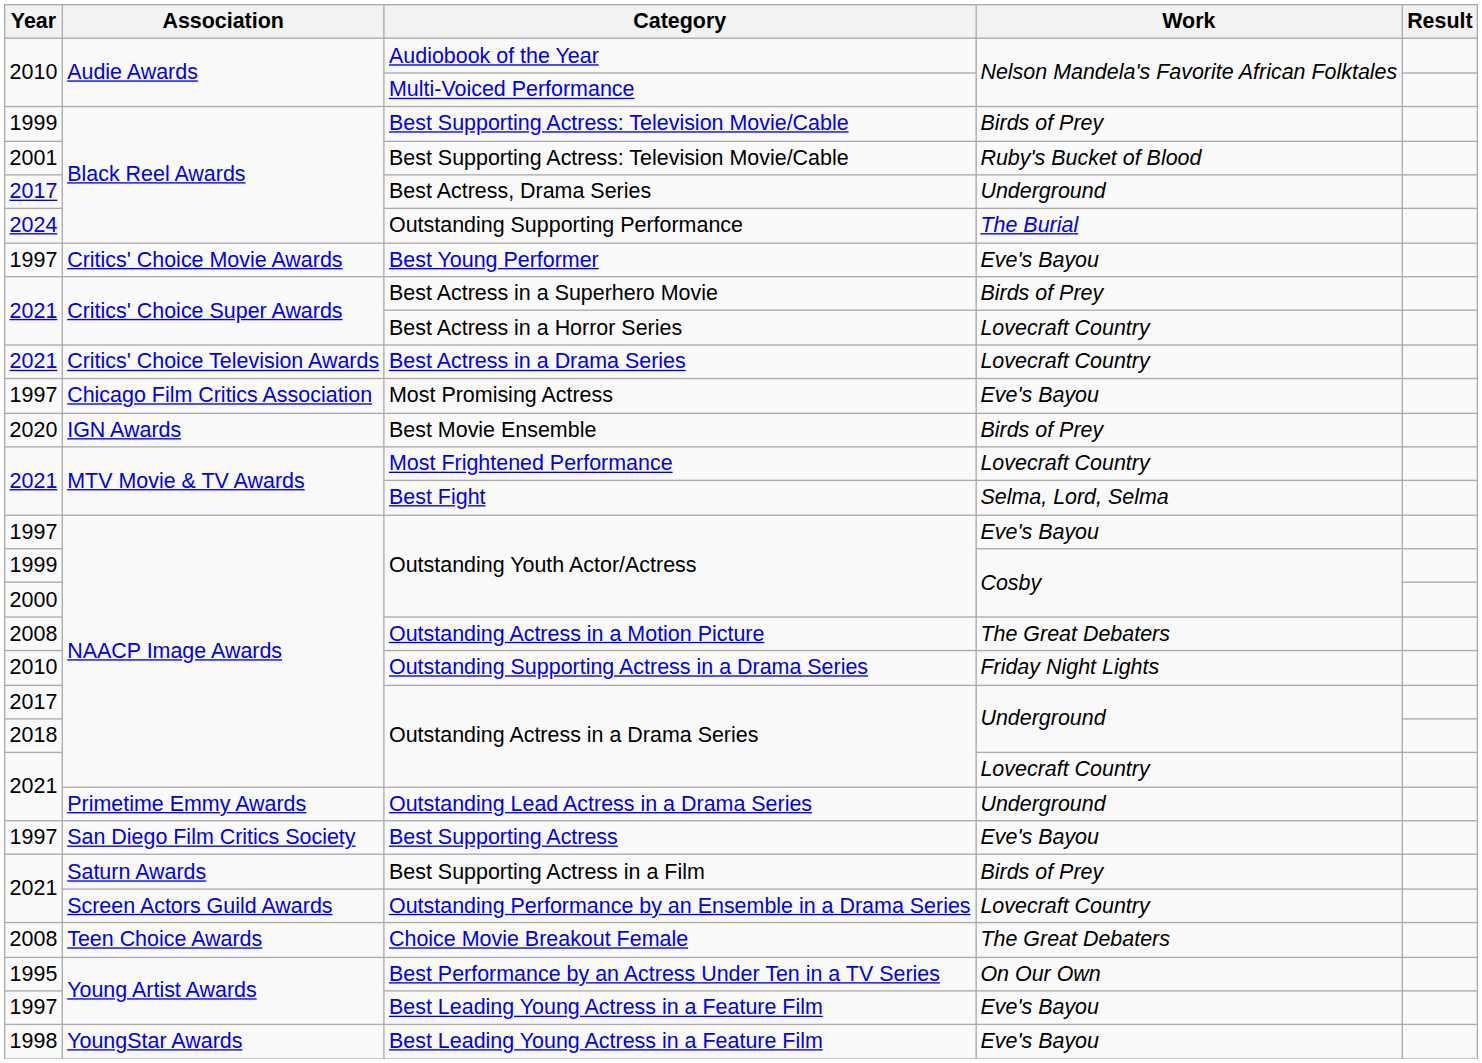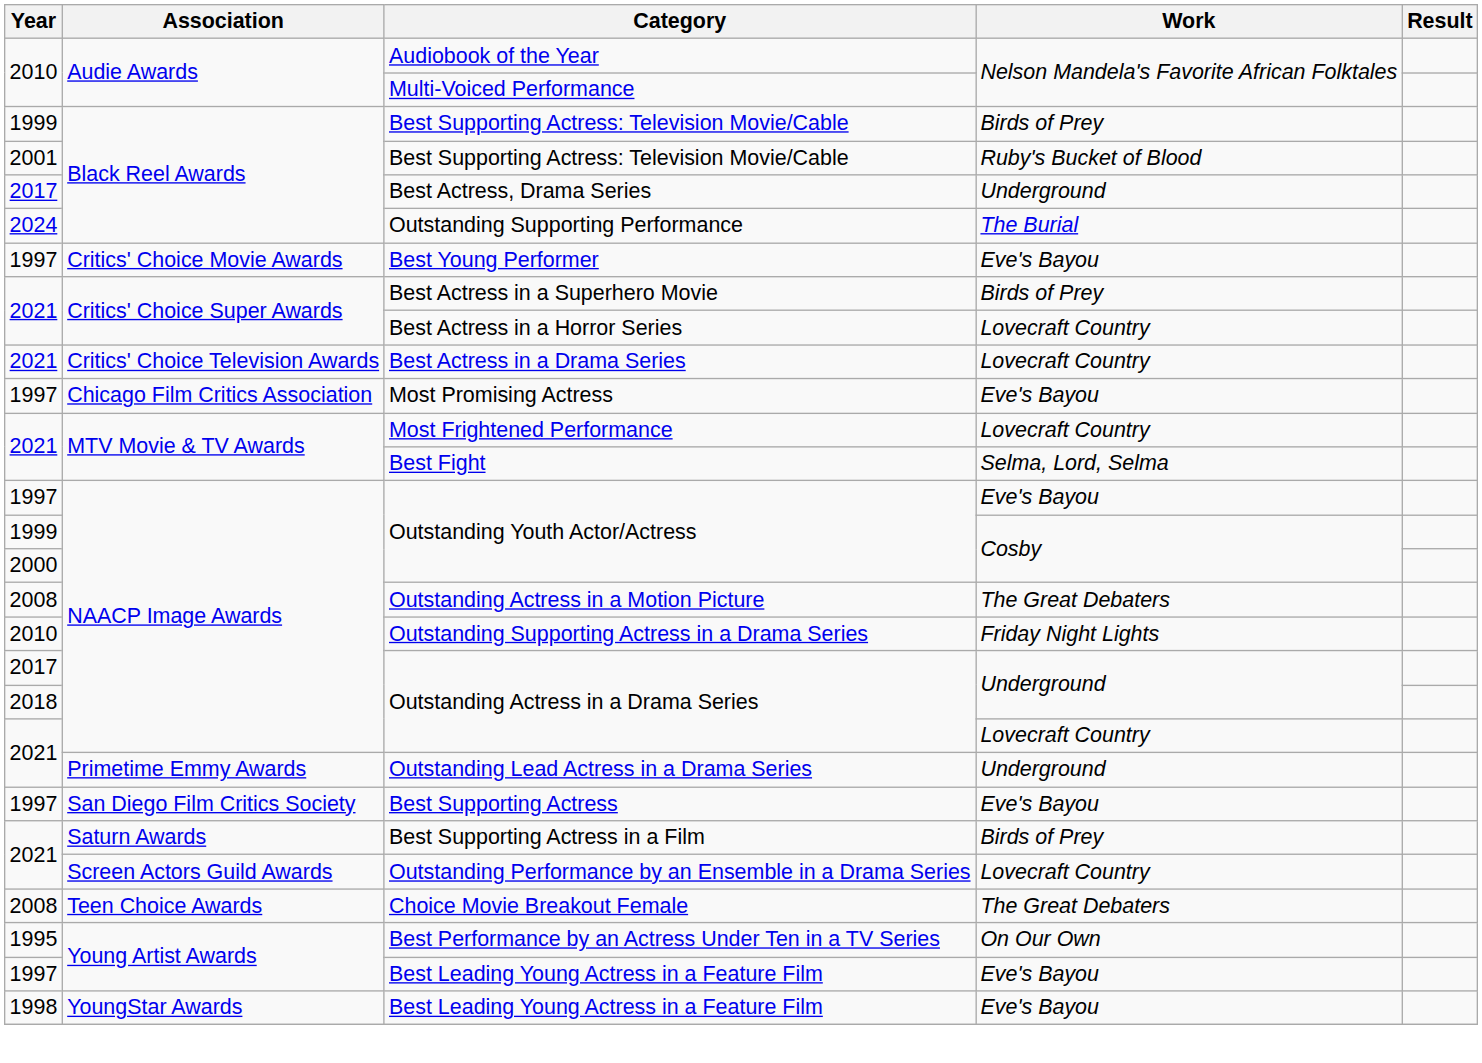- row: (33, 429)
